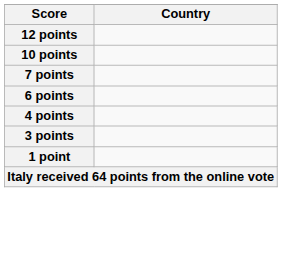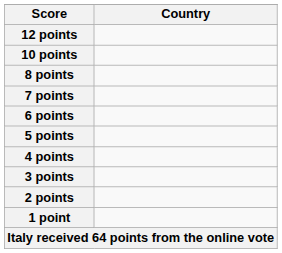+ row: (49, 75)
+ row: (49, 136)
+ row: (49, 197)
